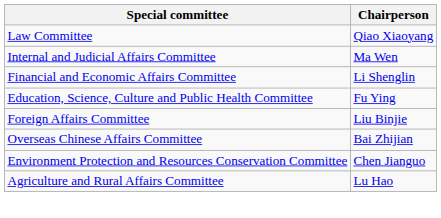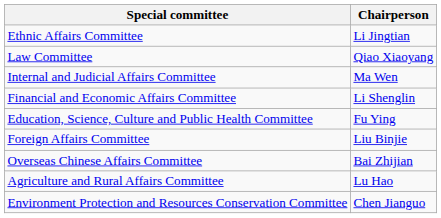+ row: (75, 35)
rows swapped: (177, 160) <-> (116, 181)
